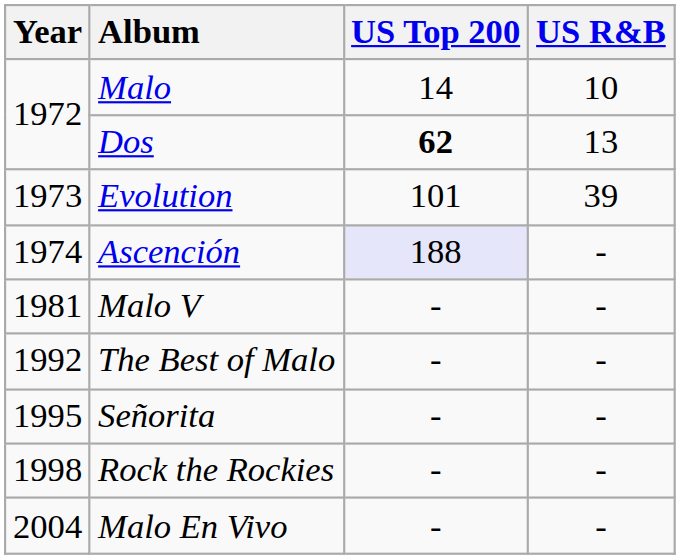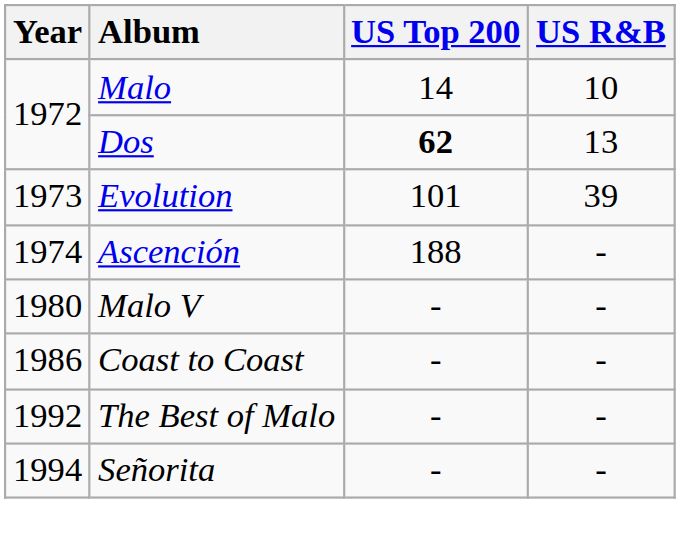(436, 251) lavender background -> (436, 251) no background
(48, 305) 1981 -> (48, 305) 1980
+ row: (201, 360)
(48, 415) 1995 -> (48, 470) 1994
- row: (216, 470)
- row: (193, 525)
